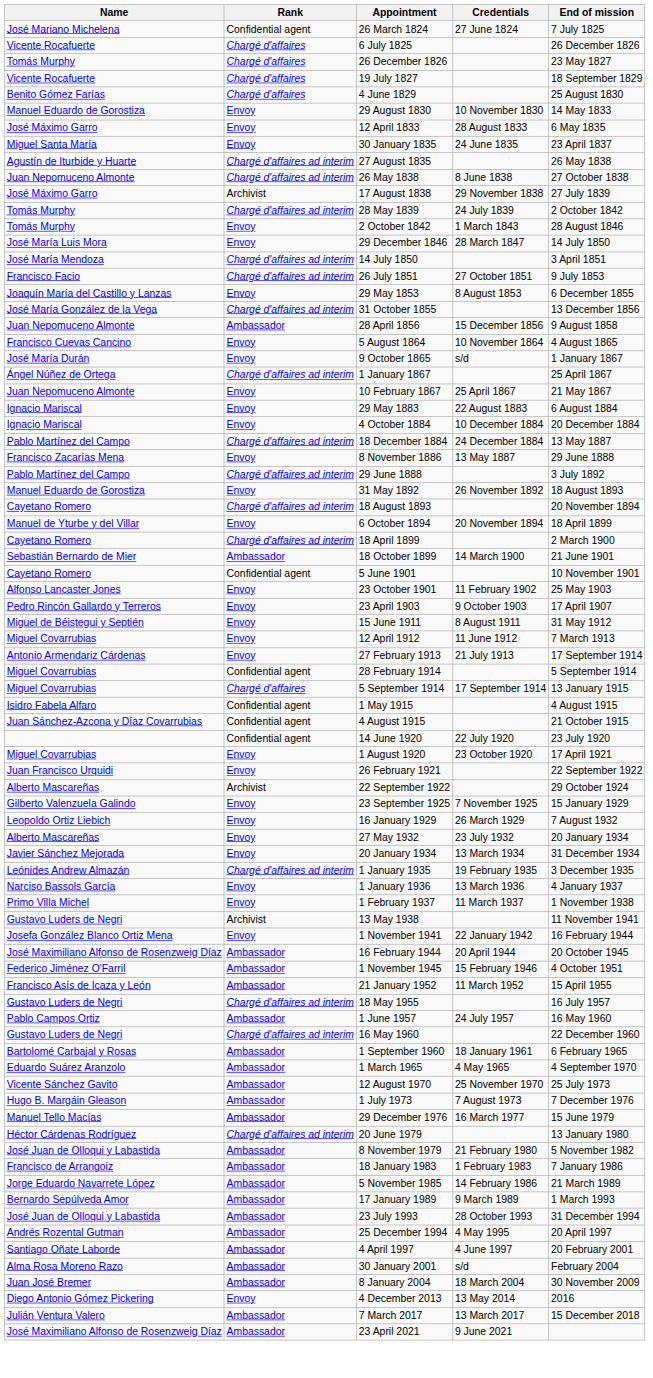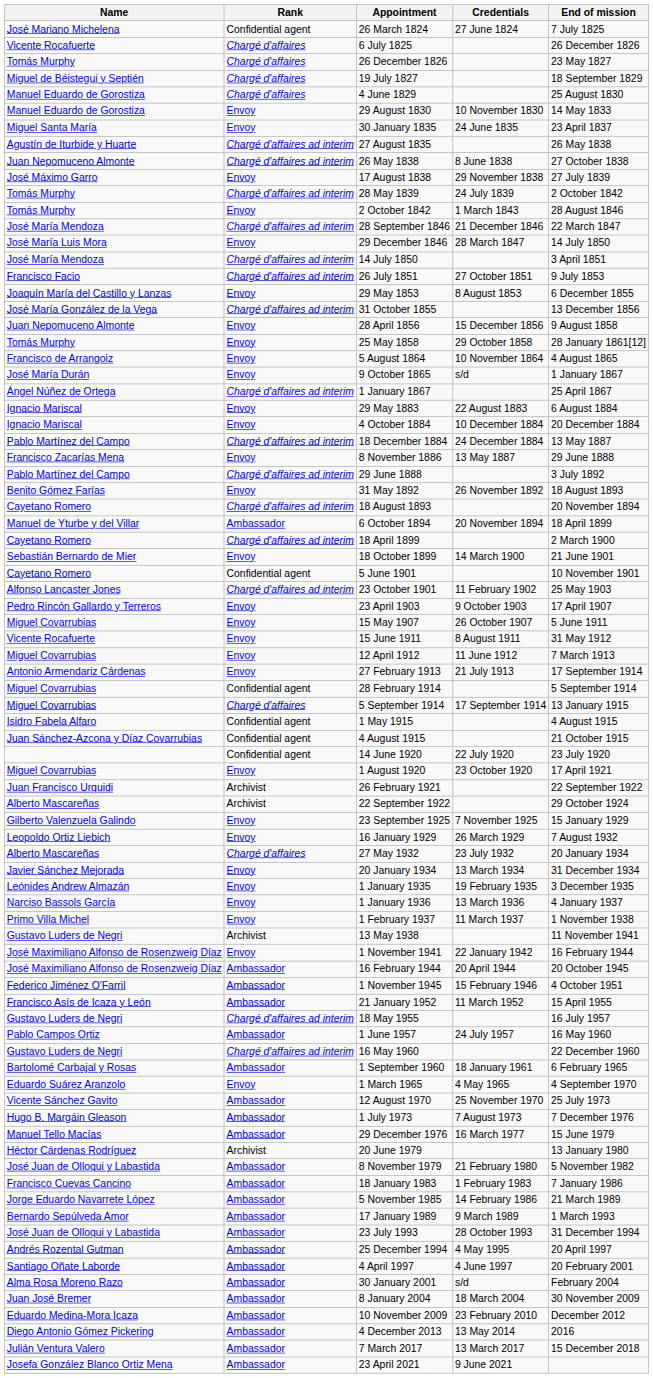(51, 78) Vicente Rocafuerte -> (75, 78) Miguel de Béistegui y Septién
(56, 95) Benito Gómez Farías -> (76, 95) Manuel Eduardo de Gorostiza
- row: (389, 128)
(246, 194) Archivist -> (241, 177) Envoy
+ row: (404, 227)
(256, 326) Ambassador -> (241, 326) Envoy
+ row: (389, 342)
(69, 342) Francisco Cuevas Cancino -> (60, 359) Francisco de Arrangoiz
- row: (400, 392)
(76, 491) Manuel Eduardo de Gorostiza -> (56, 491) Benito Gómez Farías
(241, 524) Envoy -> (256, 524) Ambassador
(256, 557) Ambassador -> (241, 557) Envoy
(241, 590) Envoy -> (290, 590) Chargé d'affaires ad interim
+ row: (389, 623)
(75, 623) Miguel de Béistegui y Septién -> (51, 639) Vicente Rocafuerte
(241, 771) Envoy -> (246, 787) Archivist
(241, 837) Envoy -> (266, 853) Chargé d'affaires
(290, 870) Chargé d'affaires ad interim -> (241, 886) Envoy
(90, 936) Josefa González Blanco Ortiz Mena -> (114, 952) José Maximiliano Alfonso de Rosenzweig Díaz
(256, 1068) Ambassador -> (241, 1084) Envoy
(290, 1134) Chargé d'affaires ad interim -> (246, 1150) Archivist
(60, 1167) Francisco de Arrangoiz -> (69, 1183) Francisco Cuevas Cancino
+ row: (403, 1315)
(241, 1299) Envoy -> (256, 1332) Ambassador
(114, 1332) José Maximiliano Alfonso de Rosenzweig Díaz -> (90, 1365) Josefa González Blanco Ortiz Mena
